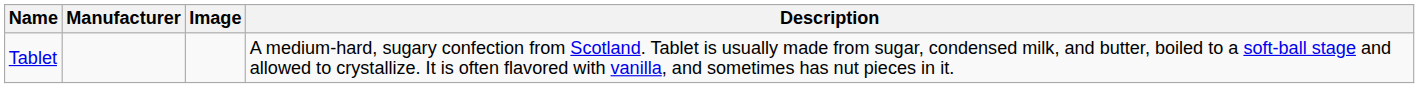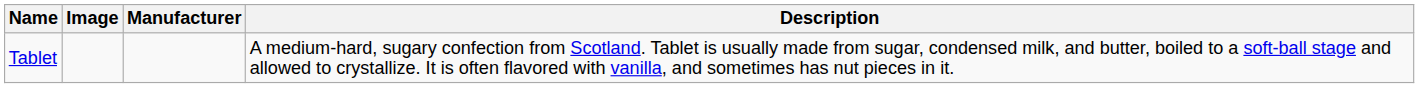columns swapped: (124, 18) <-> (215, 18)
